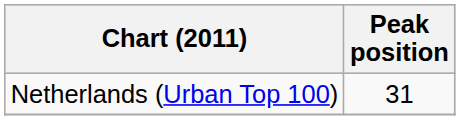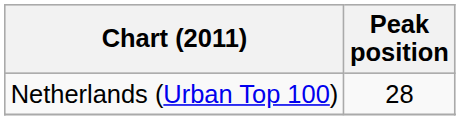(399, 93) 31 -> (399, 93) 28
